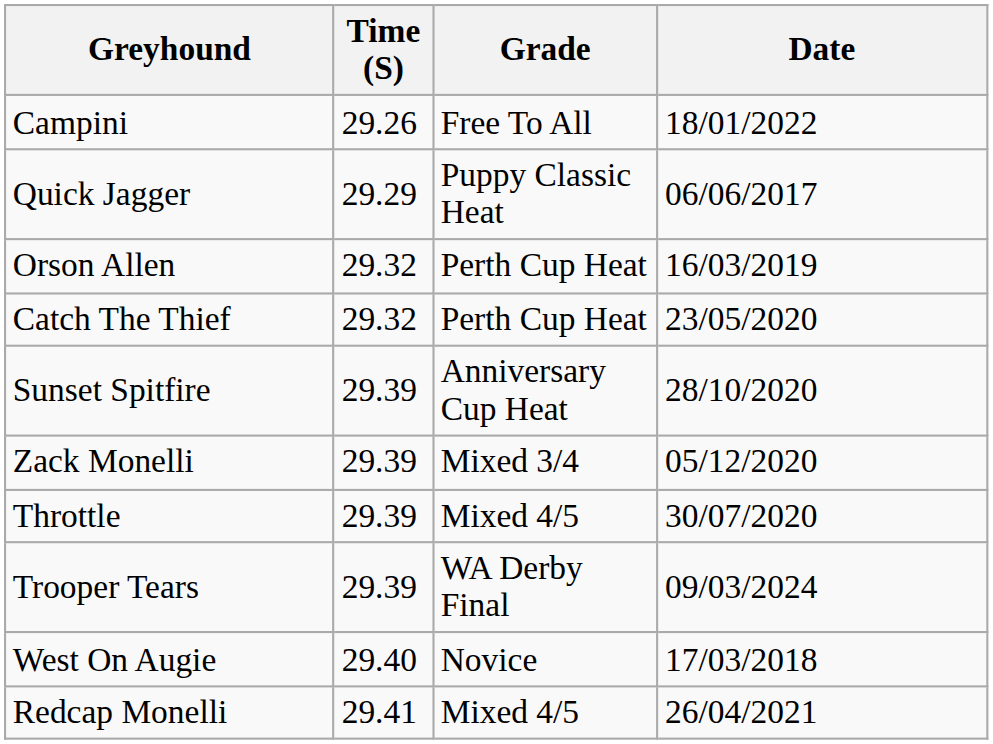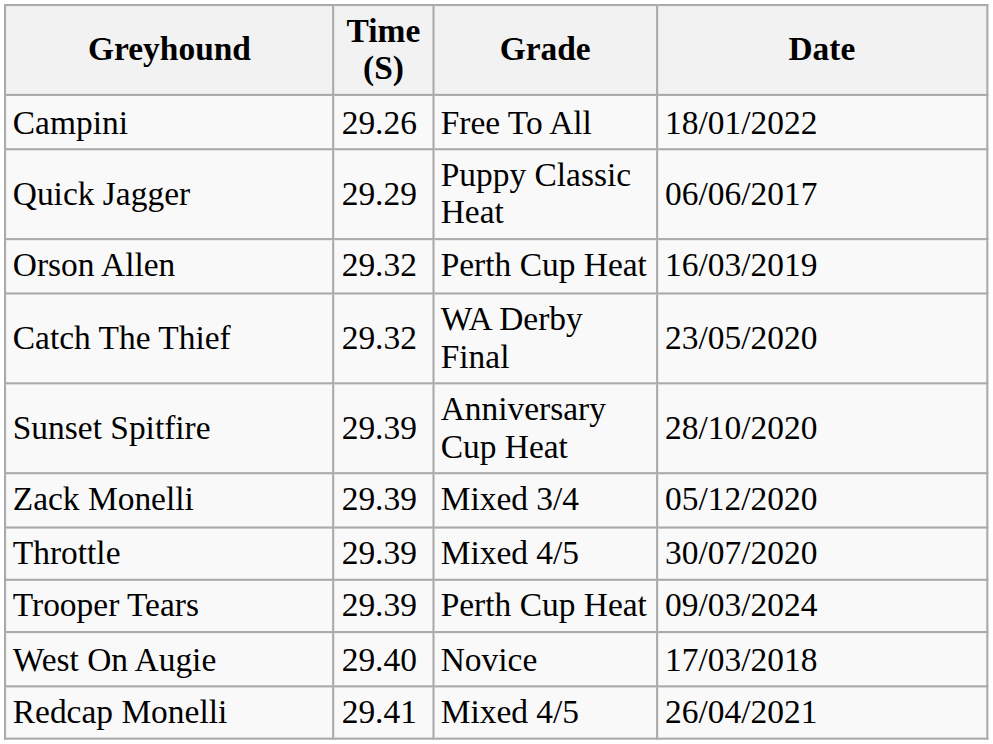(544, 318) Perth Cup Heat -> (512, 337) WA Derby Final
(512, 586) WA Derby Final -> (544, 605) Perth Cup Heat
